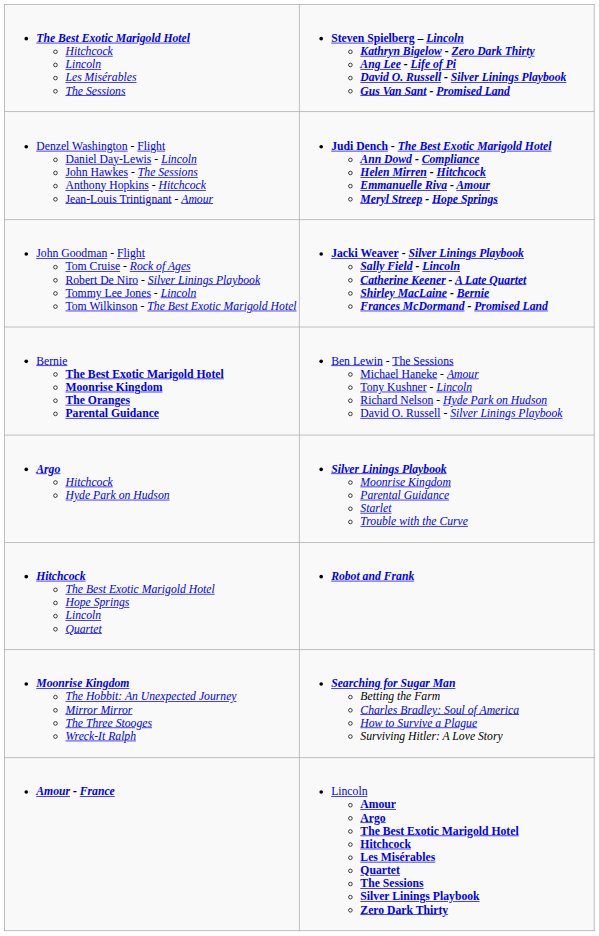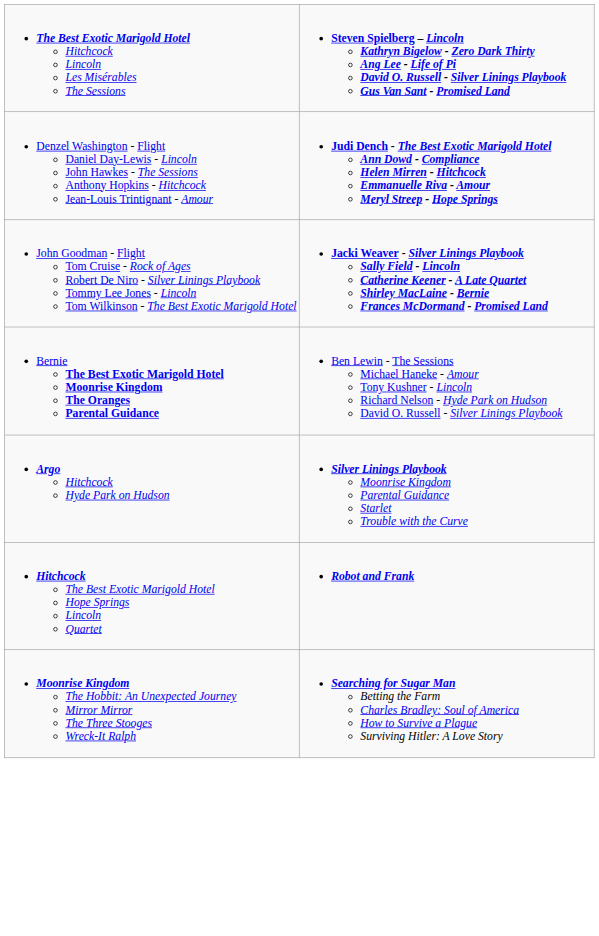- row: (152, 792)
